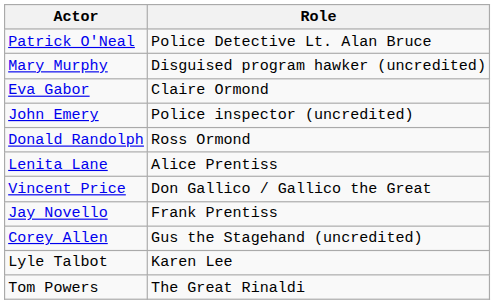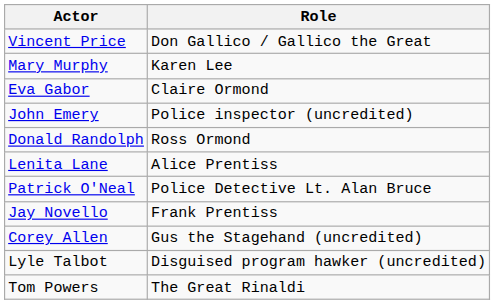rows swapped: (67, 189) <-> (72, 41)
(319, 66) Disguised program hawker (uncredited) -> (192, 66) Karen Lee
(192, 263) Karen Lee -> (319, 263) Disguised program hawker (uncredited)
